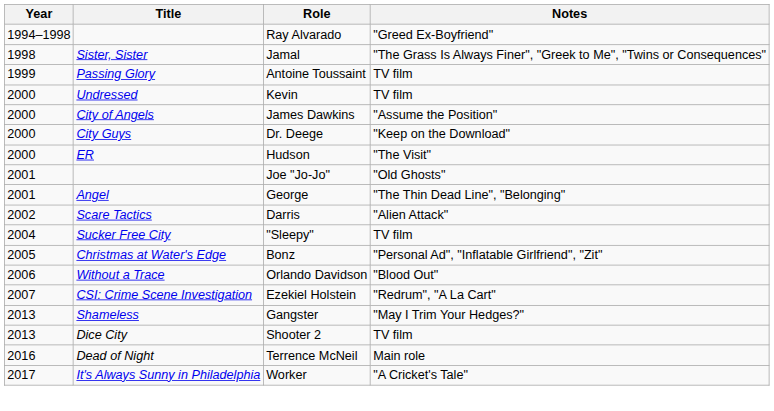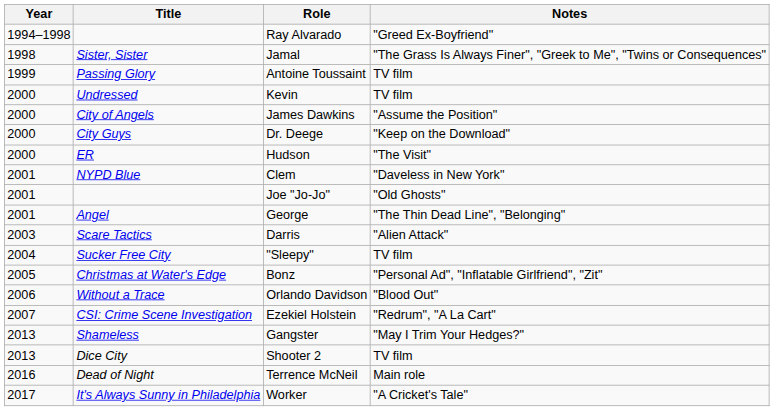+ row: (281, 174)
(21, 214) 2002 -> (21, 235) 2003
